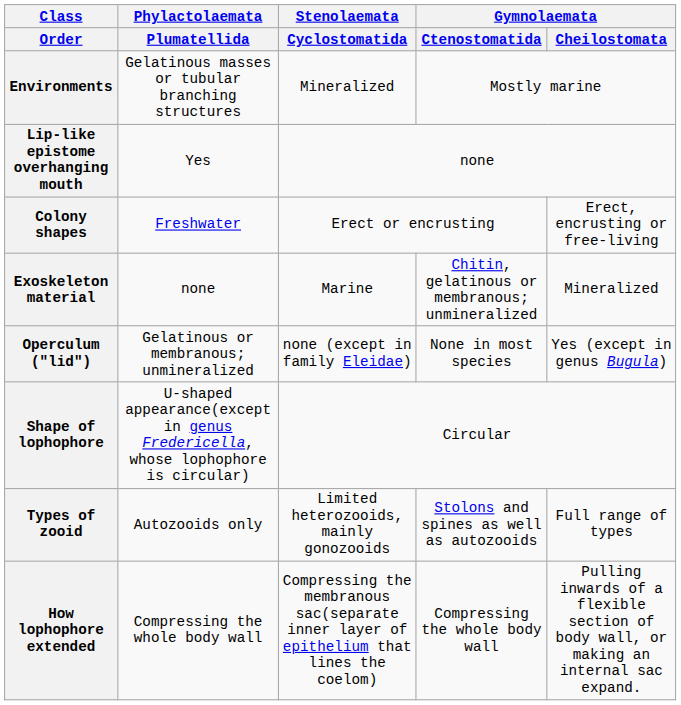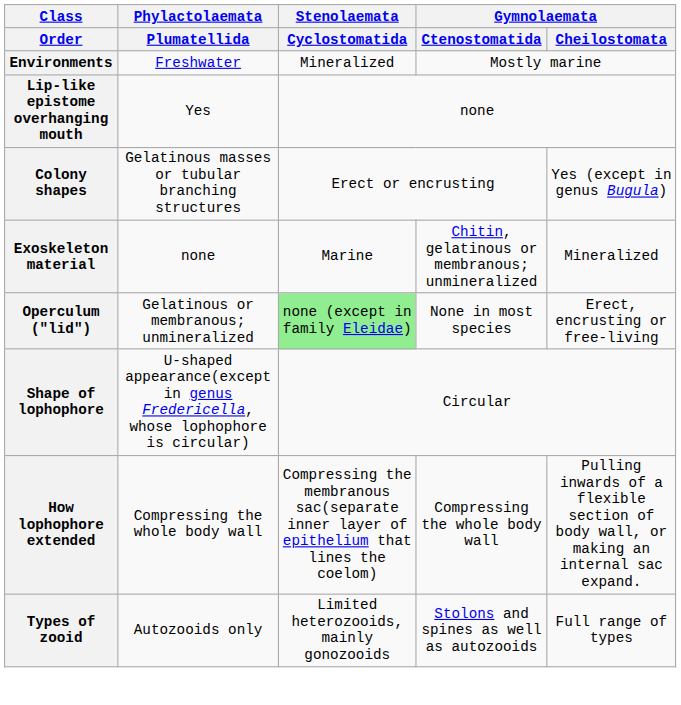(198, 88) Gelatinous masses or tubular branching structures -> (198, 63) Freshwater
(198, 225) Freshwater -> (198, 184) Gelatinous masses or tubular branching structures
(611, 225) Erect, encrusting or free-living -> (611, 184) Yes (except in genus Bugula)
(347, 354) no background -> (347, 321) lightgreen background
(611, 354) Yes (except in genus Bugula) -> (611, 321) Erect, encrusting or free-living
rows swapped: (61, 630) <-> (61, 524)
